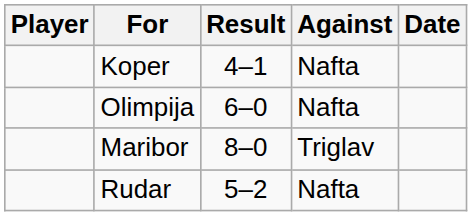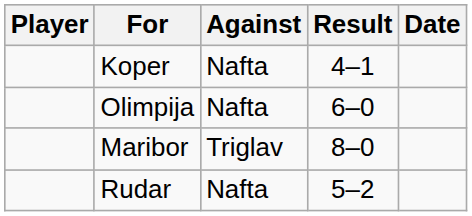columns swapped: (345, 25) <-> (246, 25)
